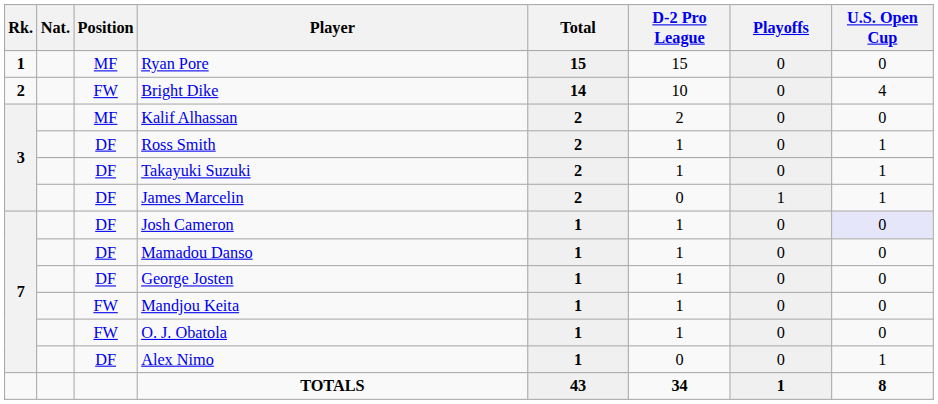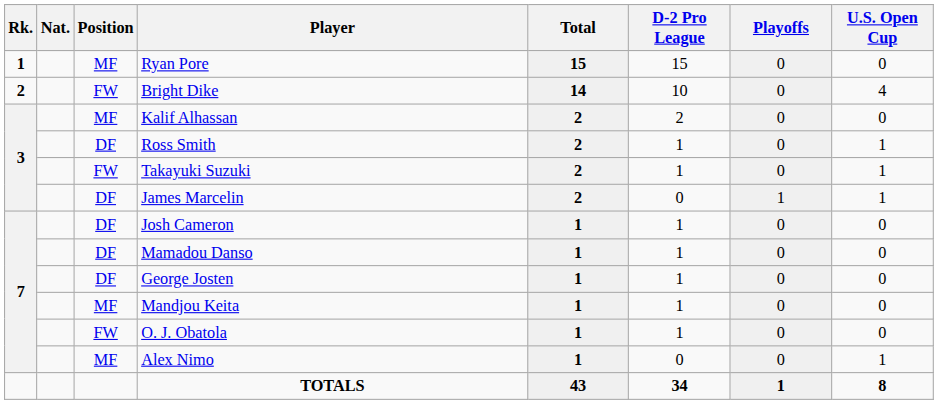(106, 171) DF -> (106, 171) FW
(882, 225) lavender background -> (882, 225) no background
(106, 305) FW -> (106, 305) MF
(106, 359) DF -> (106, 359) MF
